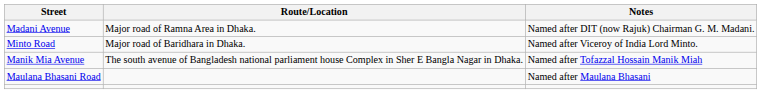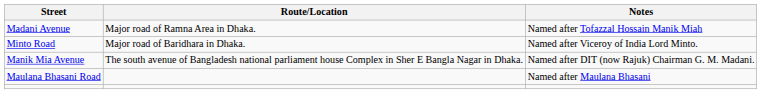(641, 28) Named after DIT (now Rajuk) Chairman G. M. Madani. -> (615, 28) Named after Tofazzal Hossain Manik Miah
(615, 60) Named after Tofazzal Hossain Manik Miah -> (641, 60) Named after DIT (now Rajuk) Chairman G. M. Madani.
